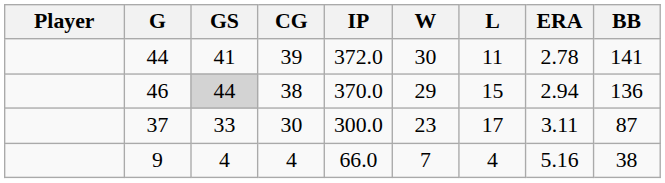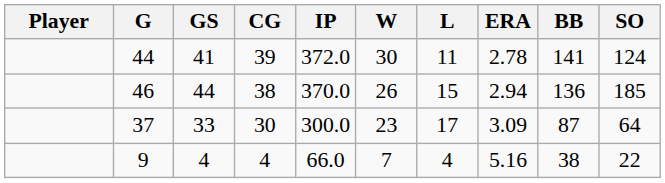+ column: (630, 21)
(224, 90) lightgrey background -> (204, 90) no background
(425, 90) 29 -> (386, 90) 26
(560, 125) 3.11 -> (508, 125) 3.09
